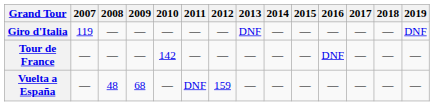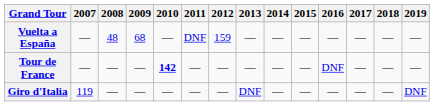rows swapped: (38, 31) <-> (38, 85)
(167, 55) normal -> (167, 67) bold
